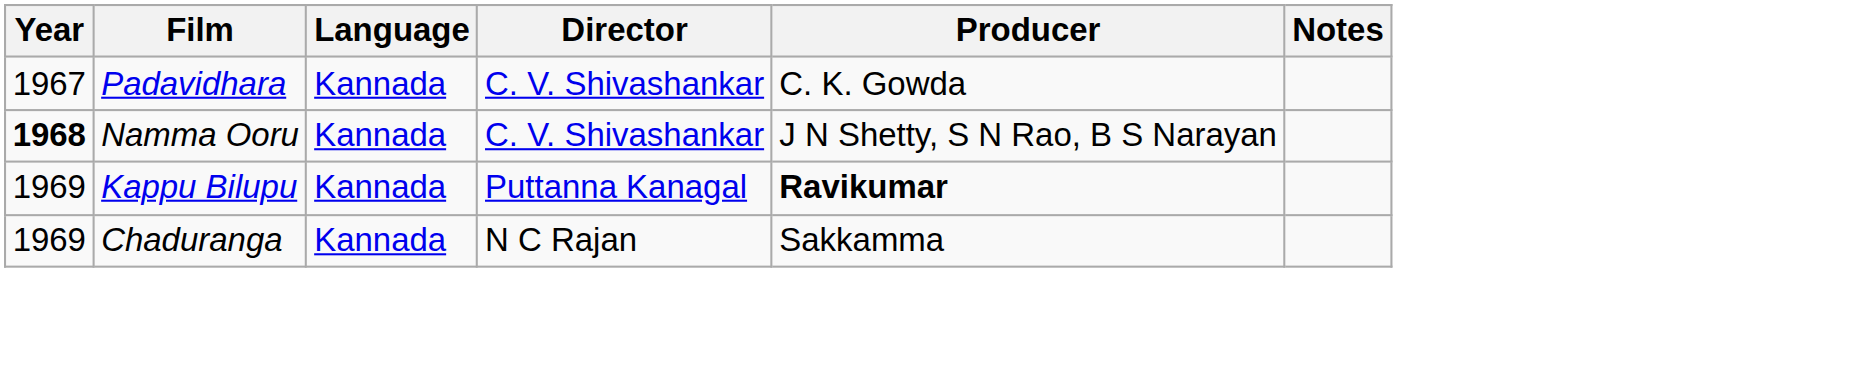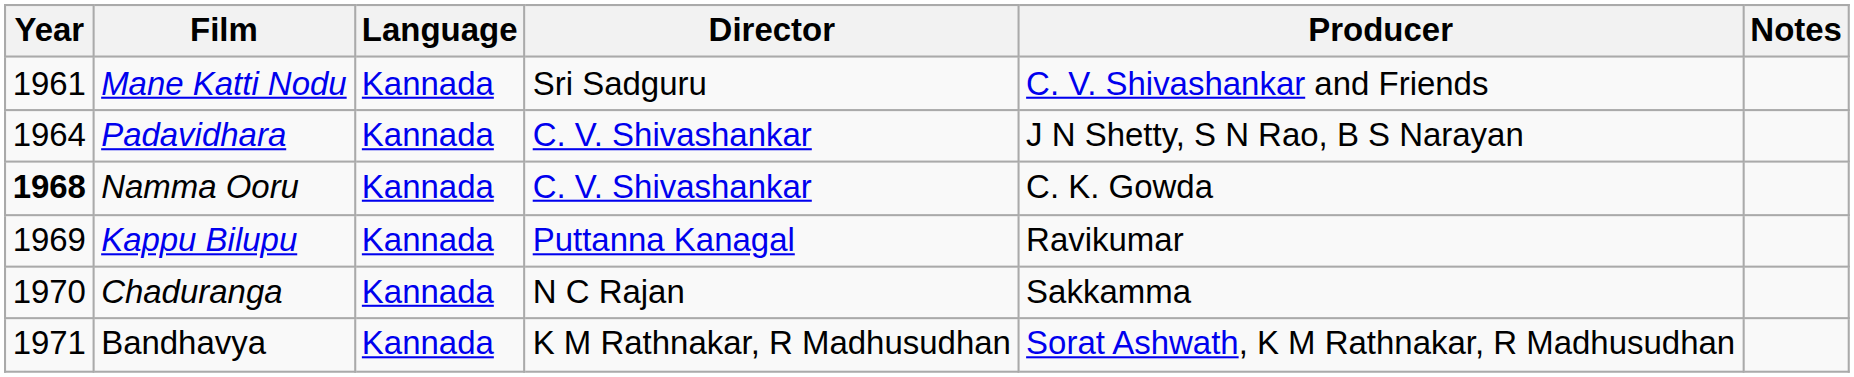+ row: (224, 82)
(49, 82) 1967 -> (49, 135) 1964
(873, 82) C. K. Gowda -> (1275, 135) J N Shetty, S N Rao, B S Narayan
(1028, 135) J N Shetty, S N Rao, B S Narayan -> (1120, 187) C. K. Gowda
(864, 187) bold -> (1105, 239) normal
(49, 239) 1969 -> (49, 291) 1970
+ row: (184, 344)
